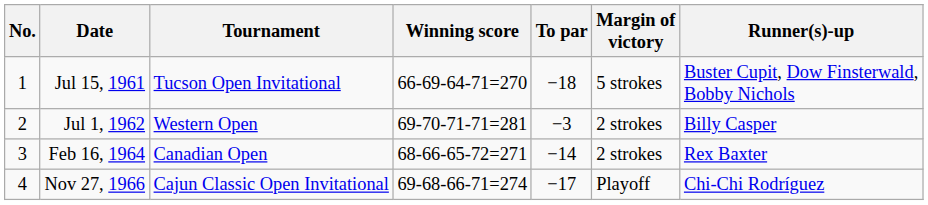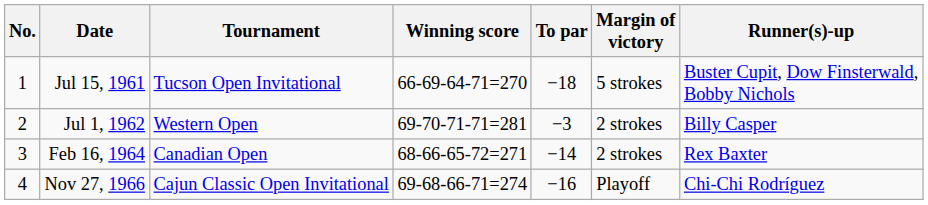(562, 184) −17 -> (562, 184) −16
